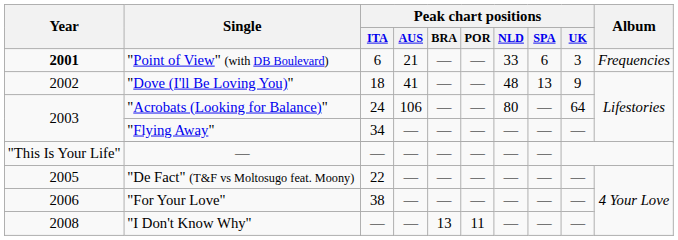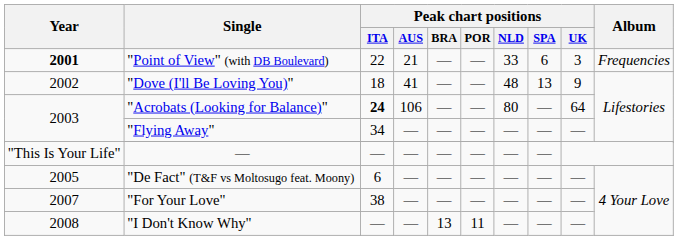(377, 60) 6 -> (377, 60) 22
(377, 106) normal -> (377, 106) bold
(377, 176) 22 -> (377, 176) 6
(64, 200) 2006 -> (64, 200) 2007
